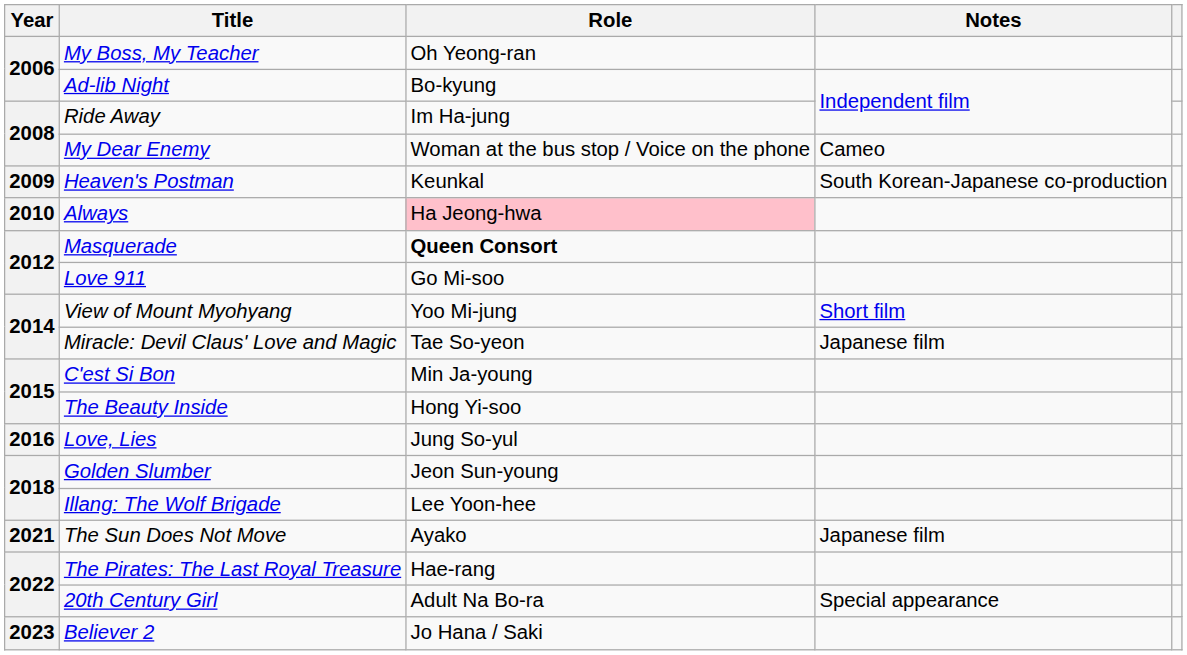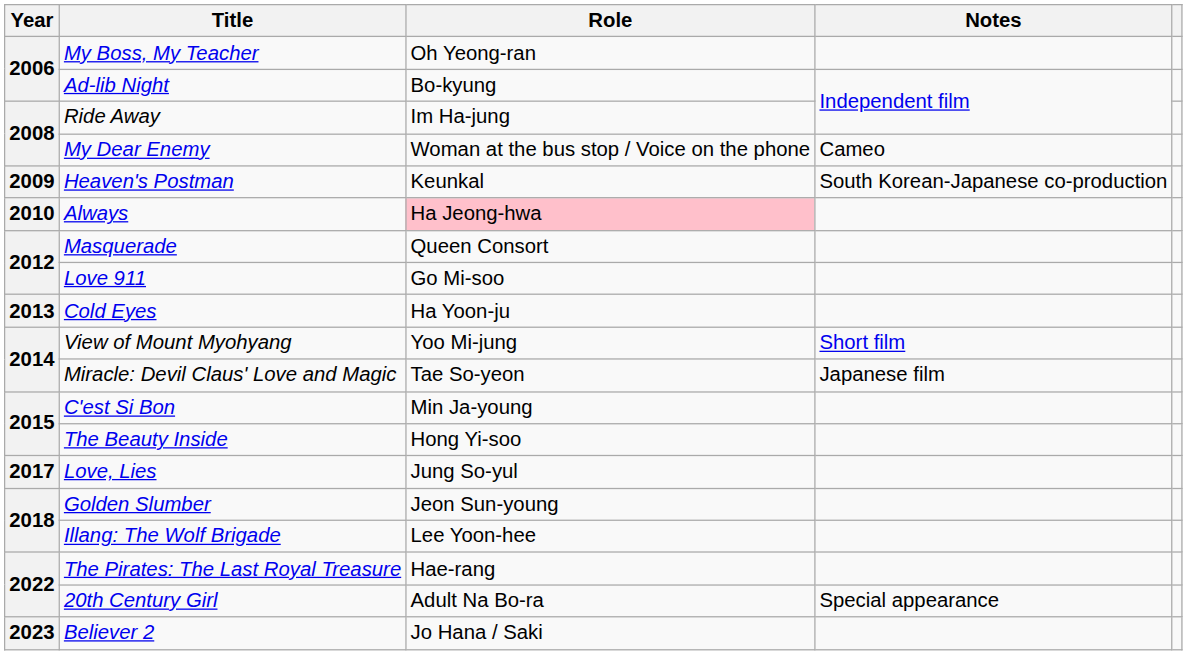(484, 246) bold -> (479, 246) normal
+ row: (110, 310)
(32, 439) 2016 -> (32, 471) 2017
- row: (175, 536)
